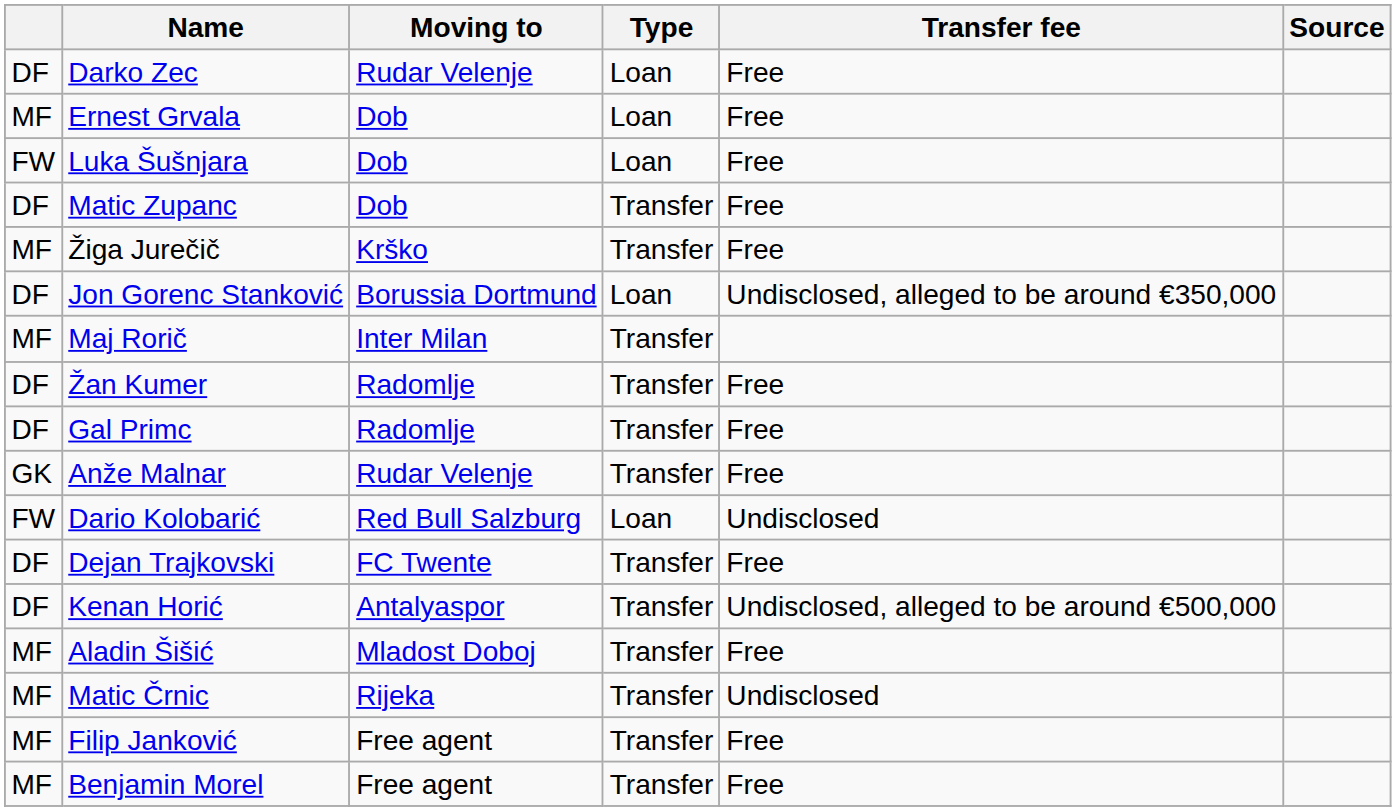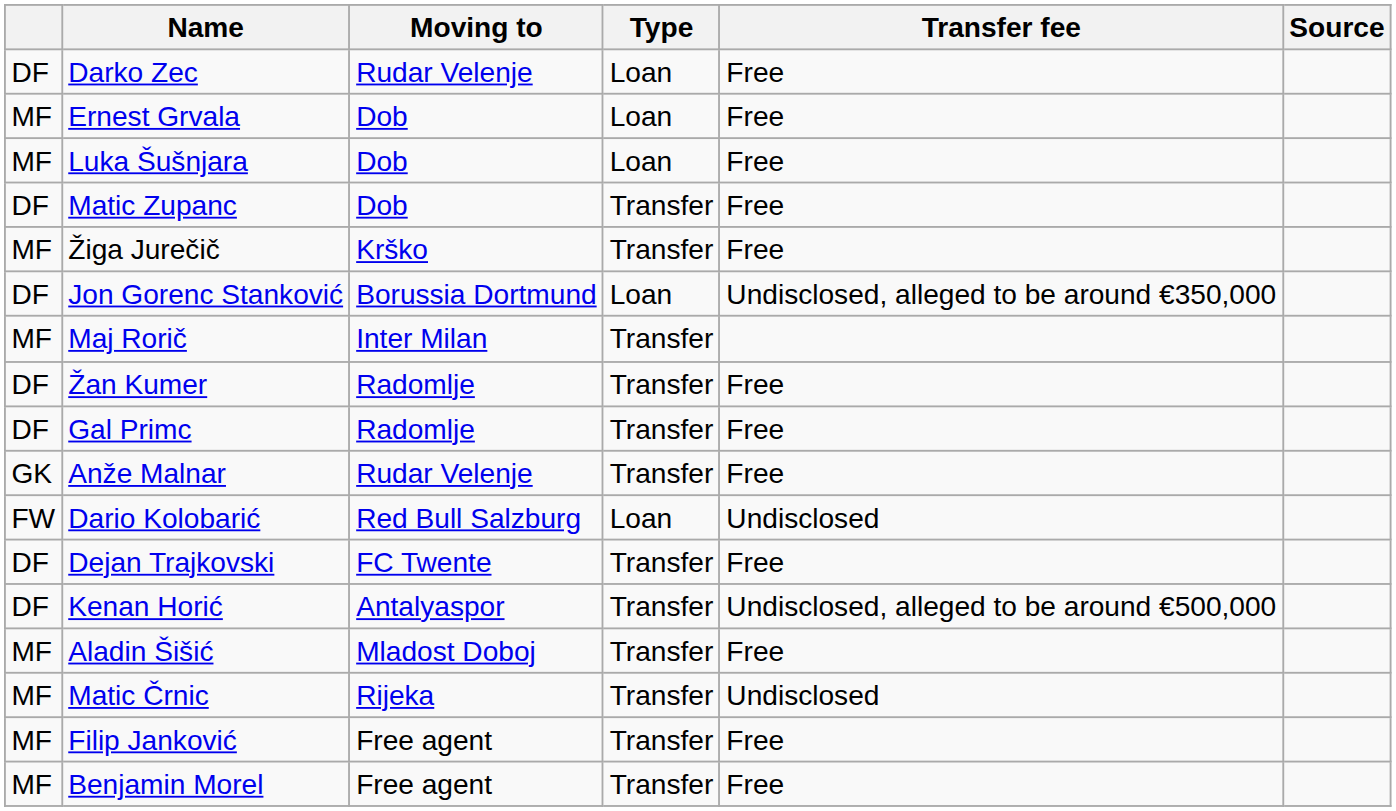(33, 161) FW -> (32, 161) MF
